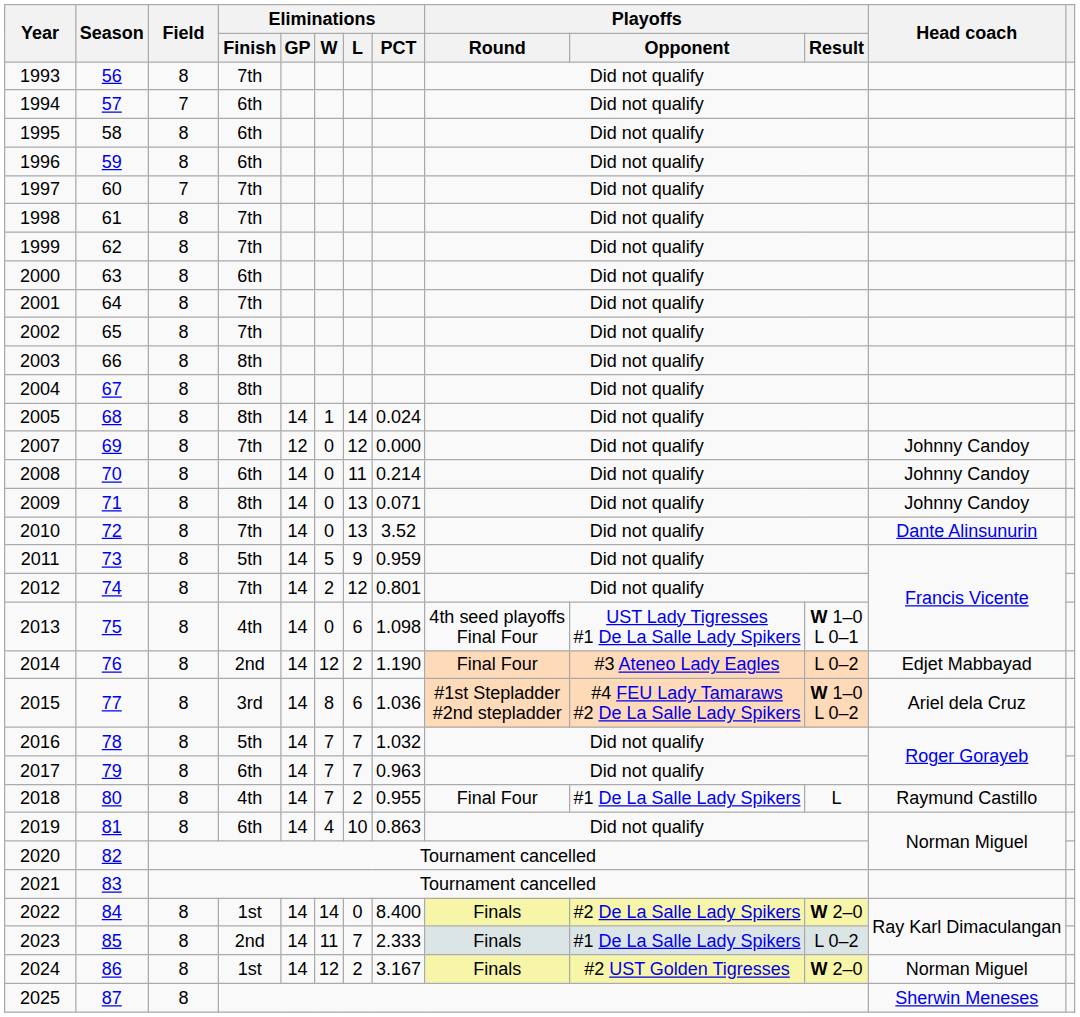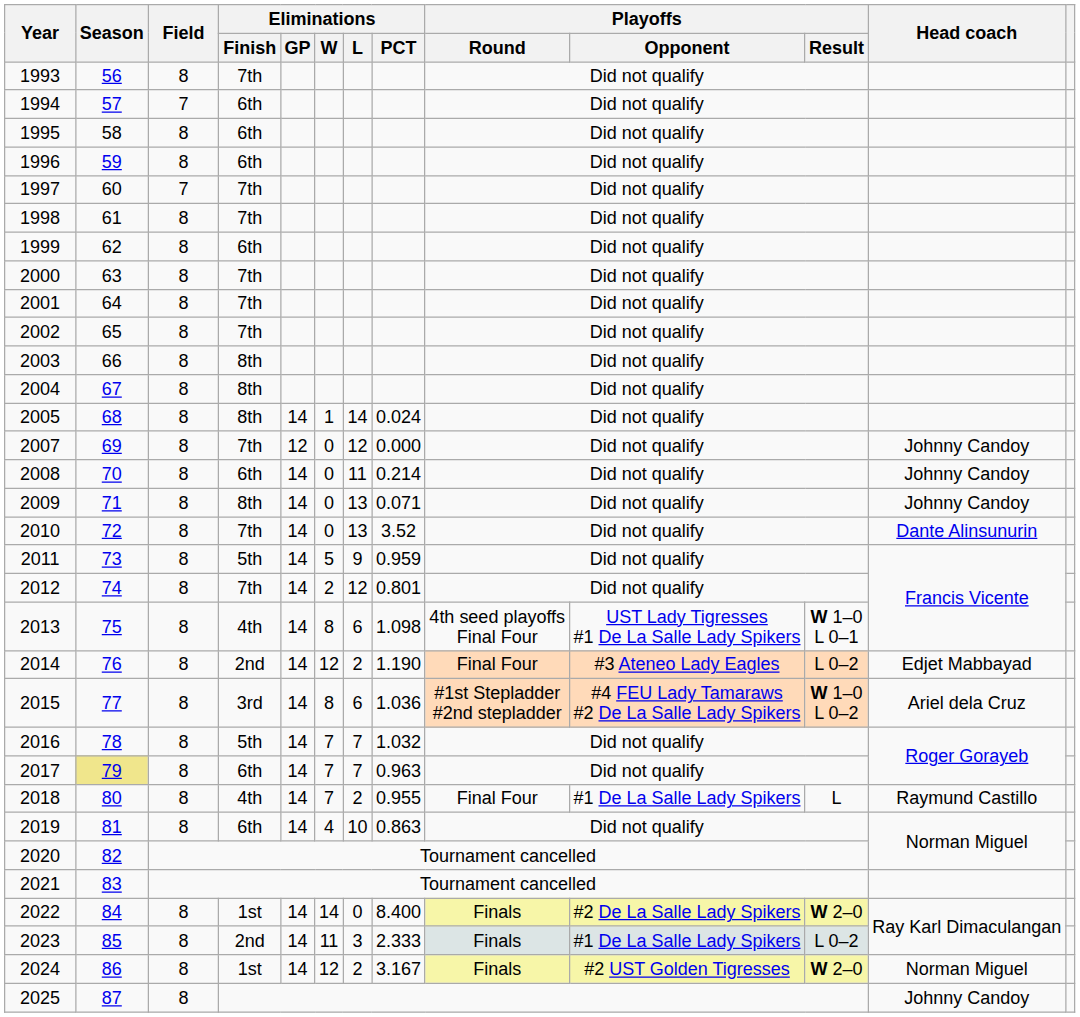(250, 247) 7th -> (250, 247) 6th
(250, 275) 6th -> (250, 275) 7th
(329, 626) 0 -> (329, 626) 8
(112, 770) no background -> (112, 770) khaki background
(357, 941) 7 -> (357, 941) 3
(967, 998) Sherwin Meneses -> (967, 998) Johnny Candoy
